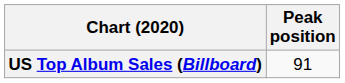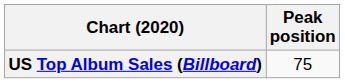(303, 63) 91 -> (303, 63) 75
